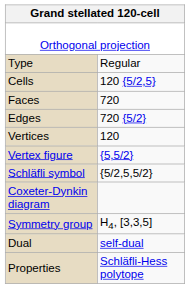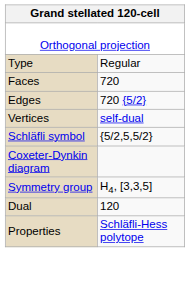- row: (21, 81)
(110, 136) 120 -> (122, 118) self-dual
- row: (40, 155)
(122, 243) self-dual -> (110, 206) 120
